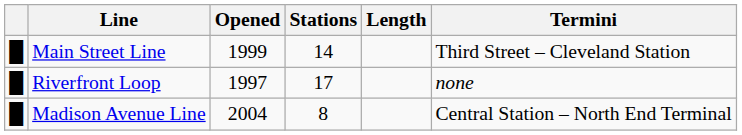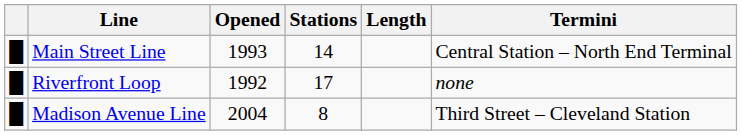(248, 51) 1999 -> (248, 51) 1993
(563, 51) Third Street – Cleveland Station -> (584, 51) Central Station – North End Terminal
(248, 82) 1997 -> (248, 82) 1992
(584, 113) Central Station – North End Terminal -> (563, 113) Third Street – Cleveland Station
